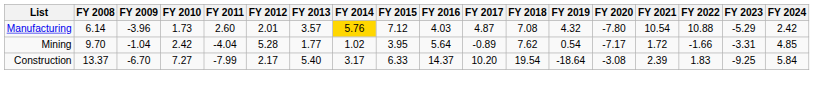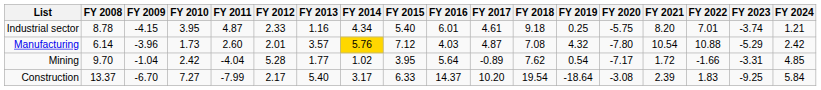+ row: (43, 28)
